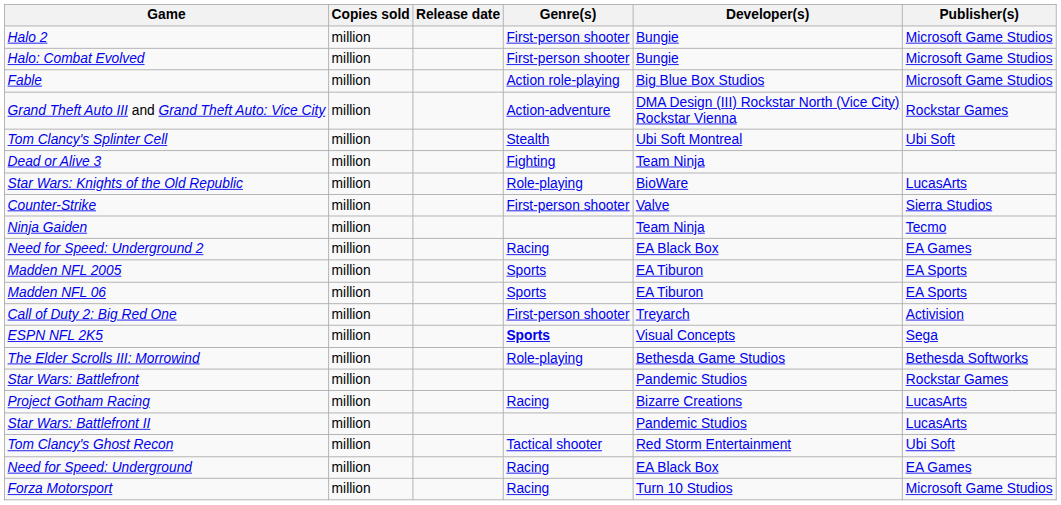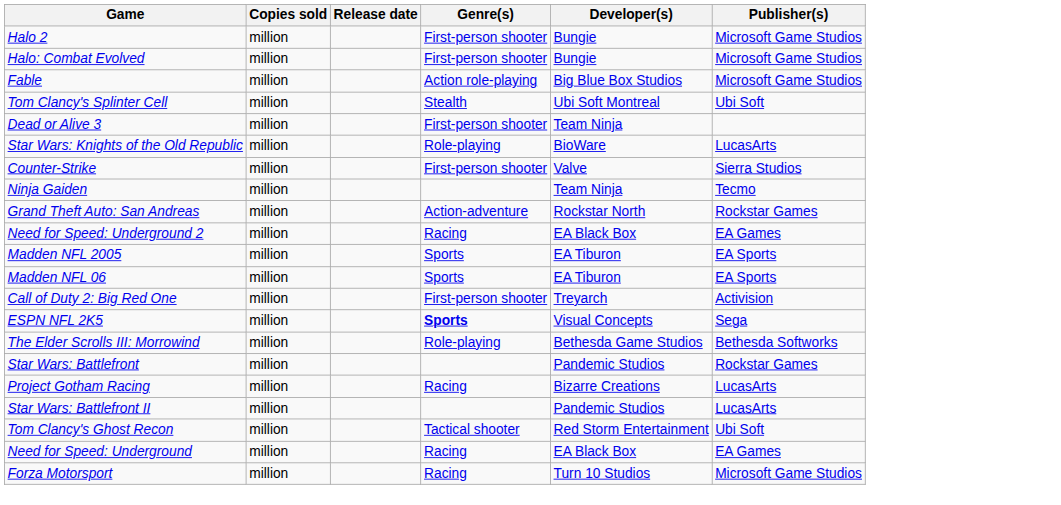- row: (166, 110)
(531, 161) Fighting -> (486, 124) First-person shooter
+ row: (103, 211)
